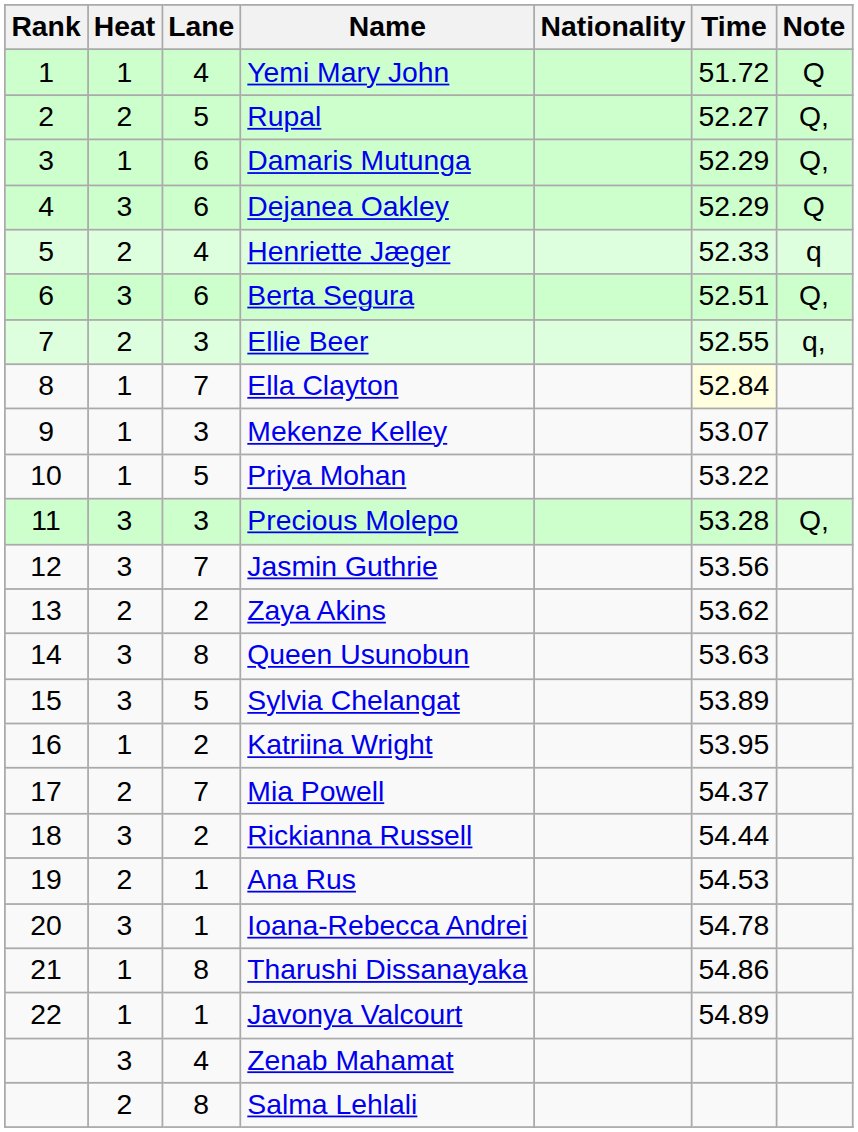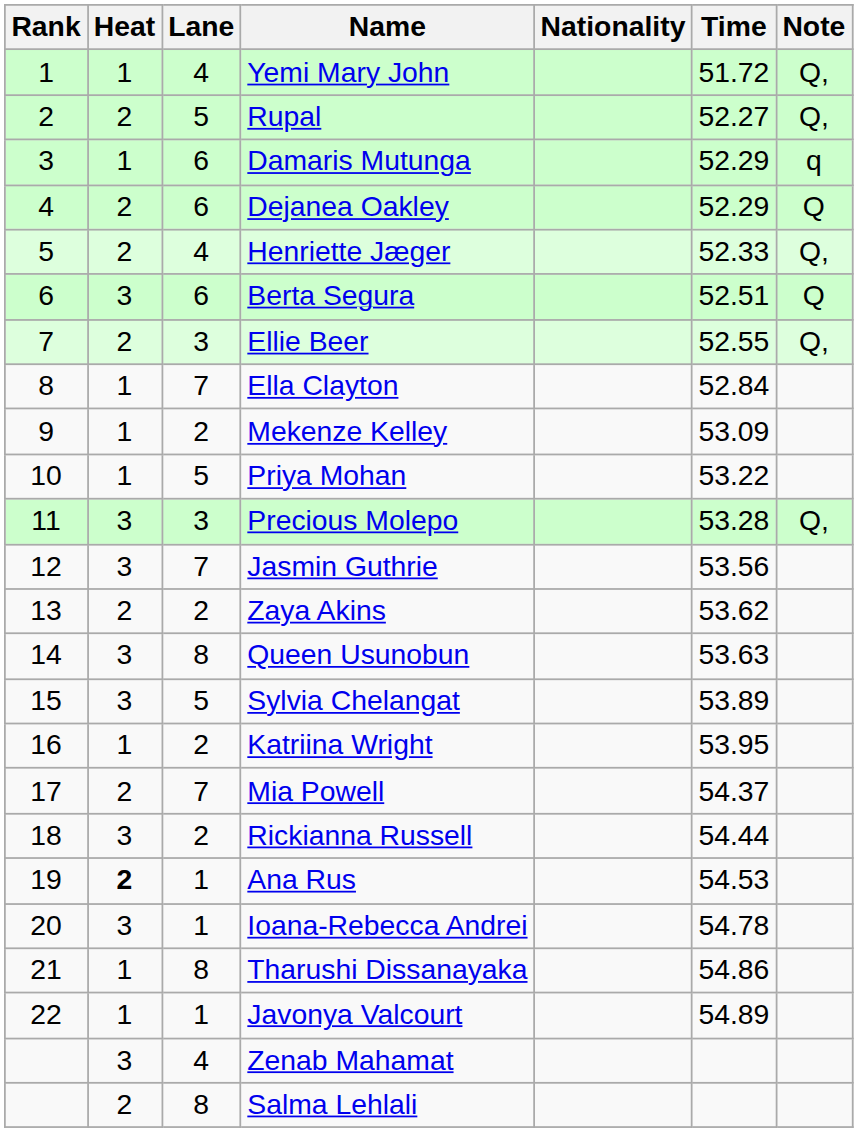(814, 71) Q -> (814, 71) Q,
(814, 161) Q, -> (814, 161) q
(124, 206) 3 -> (124, 206) 2
(814, 251) q -> (814, 251) Q,
(814, 296) Q, -> (814, 296) Q
(814, 341) q, -> (814, 341) Q,
(734, 386) lightyellow background -> (734, 386) no background
(201, 431) 3 -> (201, 431) 2
(734, 431) 53.07 -> (734, 431) 53.09
(124, 880) normal -> (124, 880) bold
